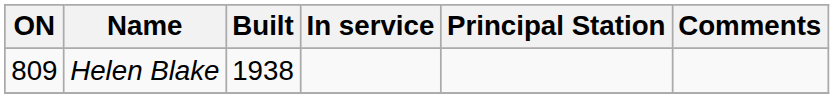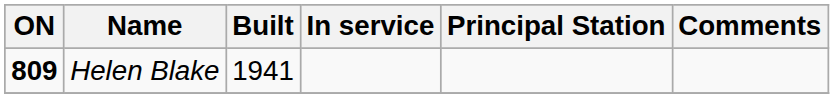(34, 70) normal -> (34, 70) bold
(263, 70) 1938 -> (263, 70) 1941
